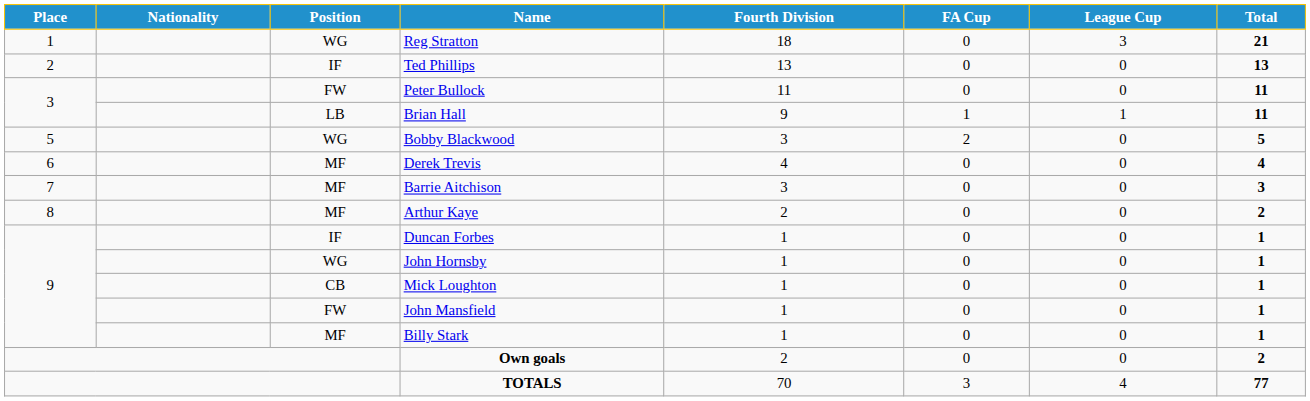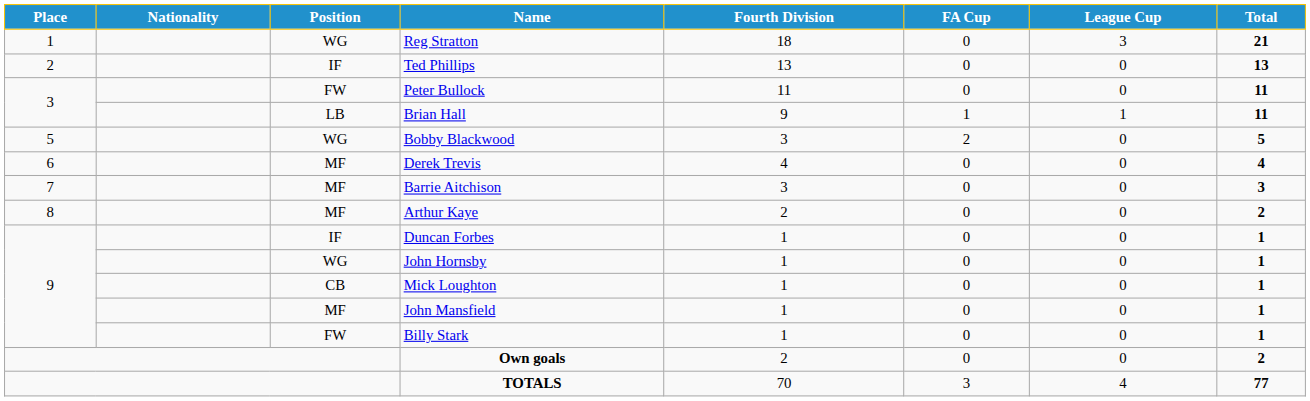(335, 310) FW -> (335, 310) MF
(335, 335) MF -> (335, 335) FW
